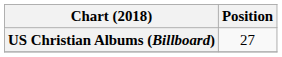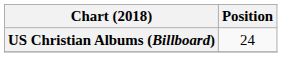(248, 39) 27 -> (248, 39) 24
